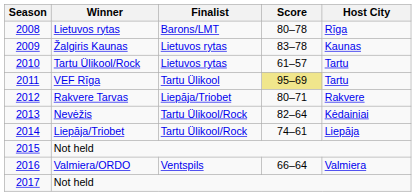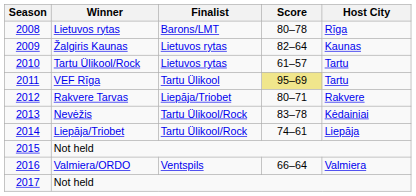(292, 47) 83–78 -> (292, 47) 82–64
(292, 115) 82–64 -> (292, 115) 83–78
